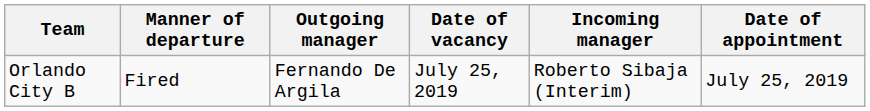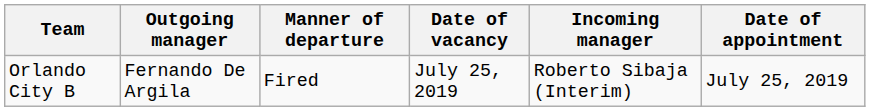columns swapped: (340, 30) <-> (195, 30)
